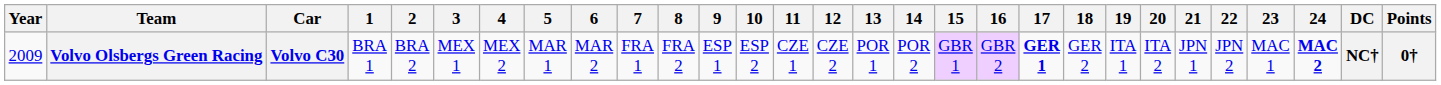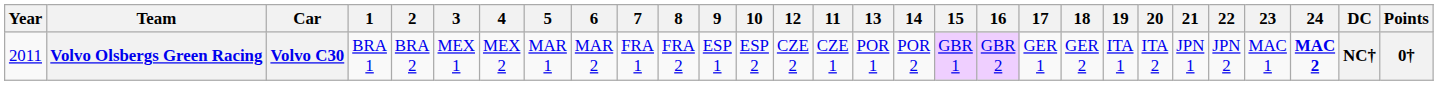columns swapped: (793, 18) <-> (833, 18)
(25, 55) 2009 -> (25, 55) 2011
(1042, 55) bold -> (1040, 55) normal
